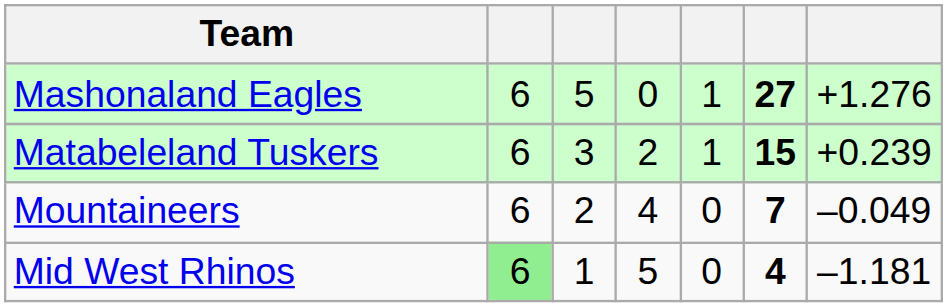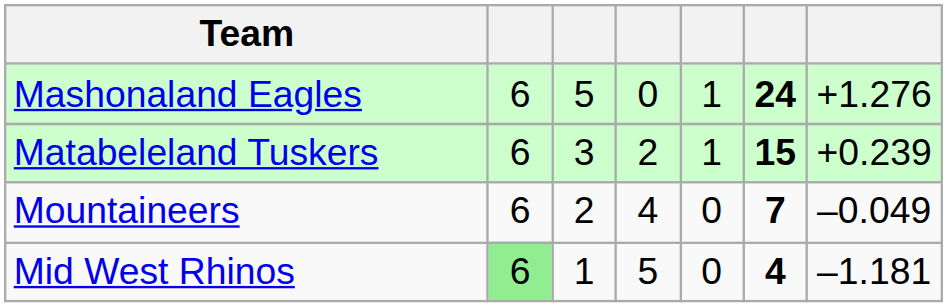(775, 93) 27 -> (775, 93) 24
